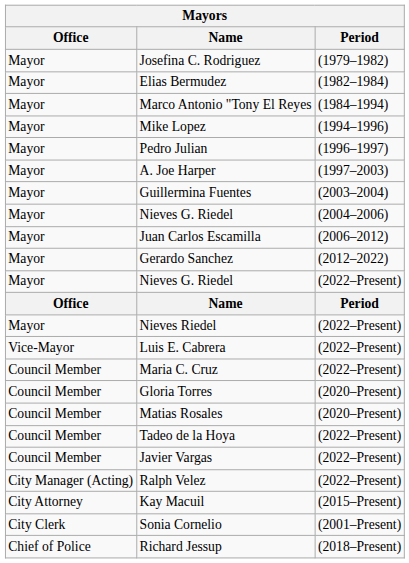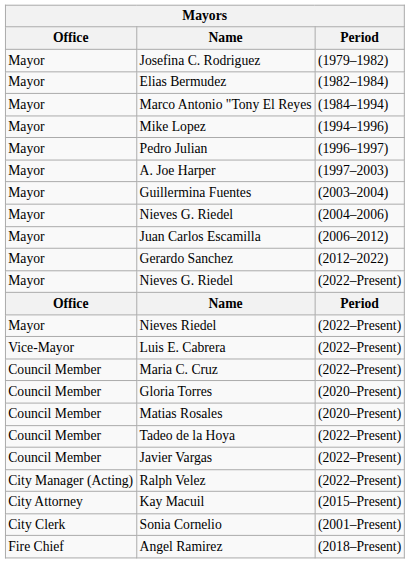- row: (181, 546)
+ row: (181, 546)
